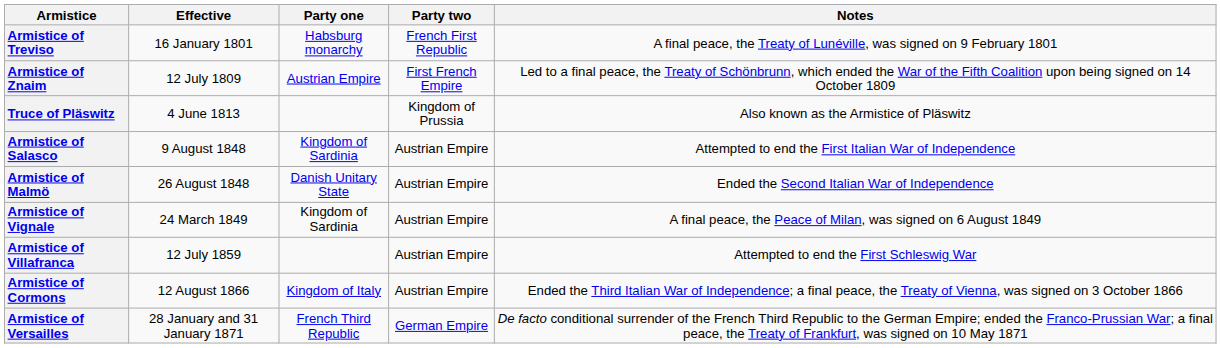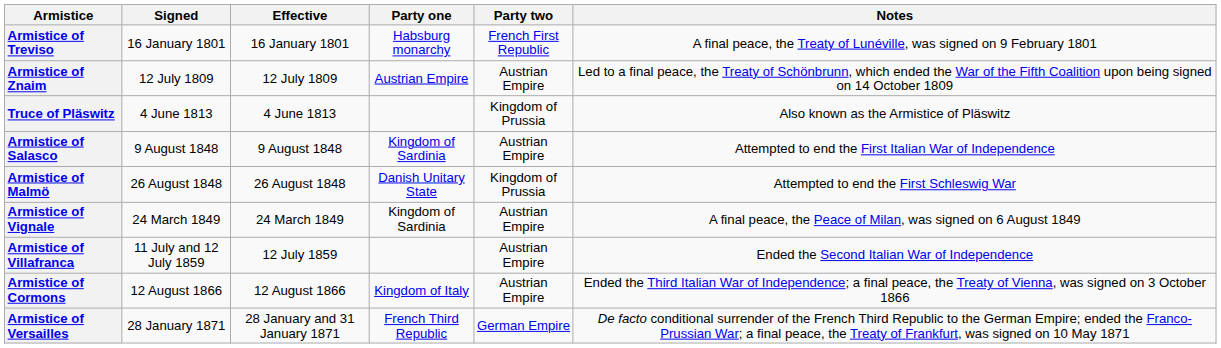+ column: (176, 14)
(442, 78) First French Empire -> (523, 78) Austrian Empire
(442, 184) Austrian Empire -> (523, 184) Kingdom of Prussia
(855, 184) Ended the Second Italian War of Independence -> (895, 184) Attempted to end the First Schleswig War
(855, 255) Attempted to end the First Schleswig War -> (895, 255) Ended the Second Italian War of Independence
